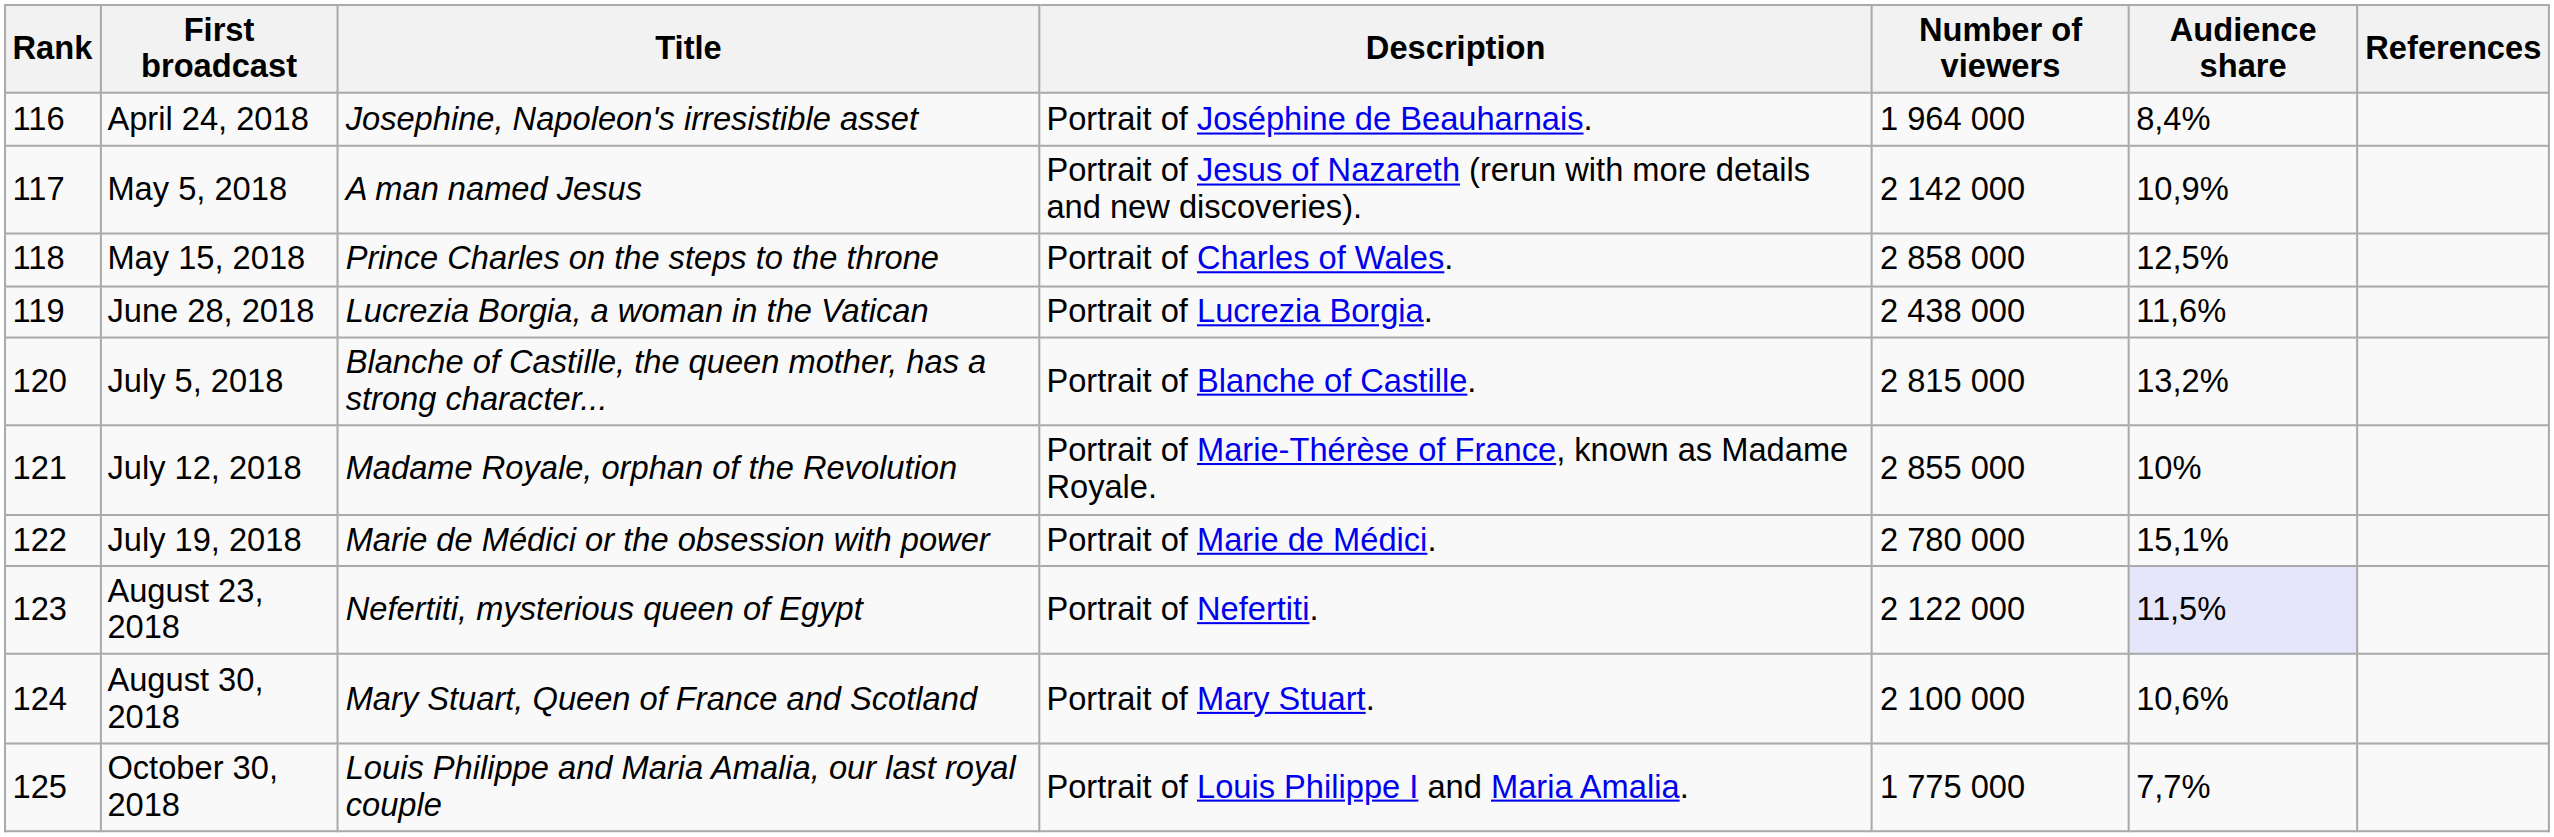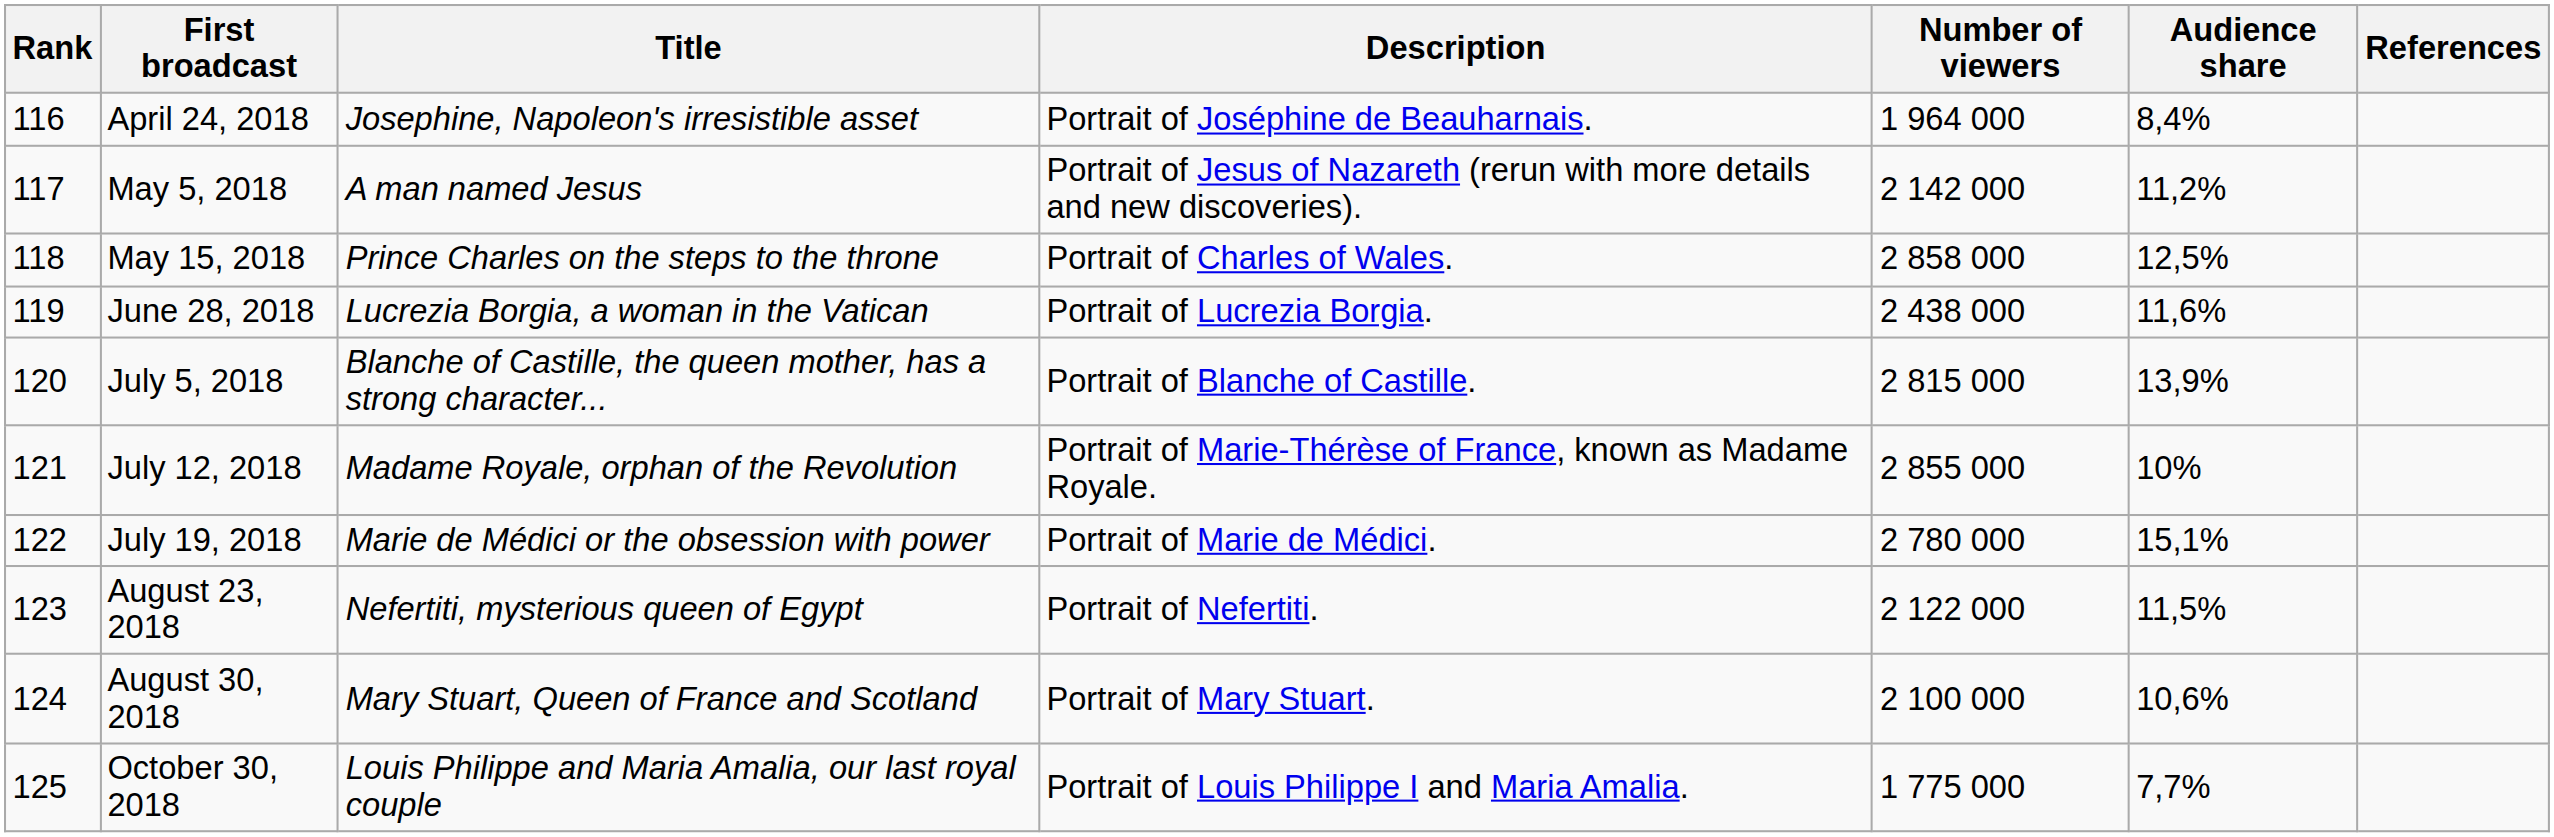(2182, 188) 10,9% -> (2181, 188) 11,2%
(2182, 381) 13,2% -> (2182, 381) 13,9%
(2181, 609) lavender background -> (2181, 609) no background
